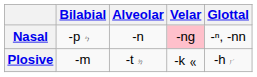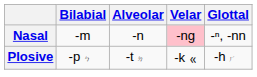(83, 36) -p ㆴ -> (83, 35) -m
(83, 60) -m -> (83, 57) -p ㆴ
